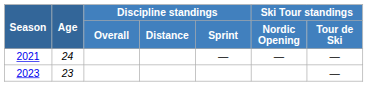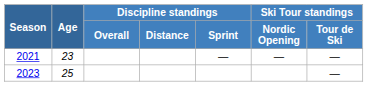(68, 57) 24 -> (68, 57) 23
(68, 73) 23 -> (68, 73) 25
